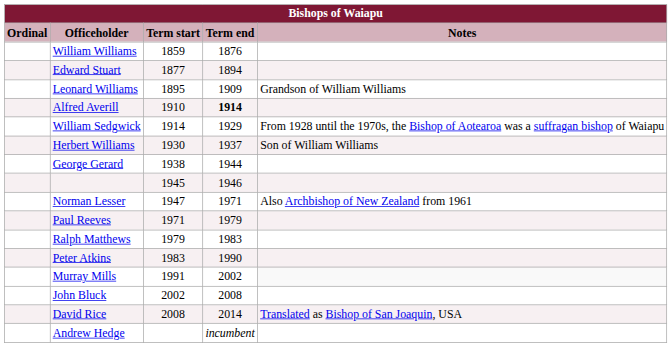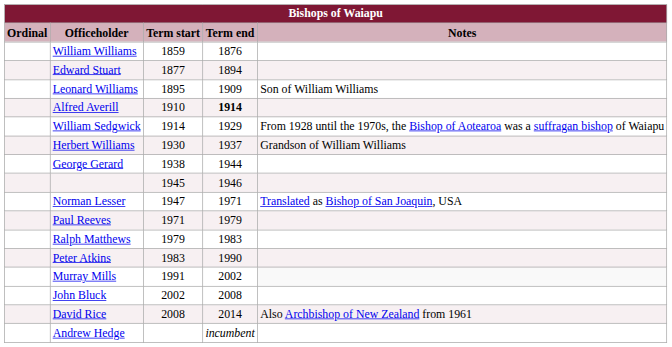(333, 88) Grandson of William Williams -> (319, 88) Son of William Williams
(319, 145) Son of William Williams -> (333, 145) Grandson of William Williams
(366, 201) Also Archbishop of New Zealand from 1961 -> (361, 201) Translated as Bishop of San Joaquin, USA
(361, 314) Translated as Bishop of San Joaquin, USA -> (366, 314) Also Archbishop of New Zealand from 1961
